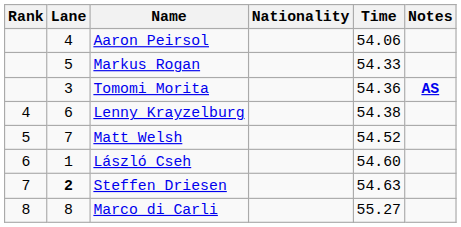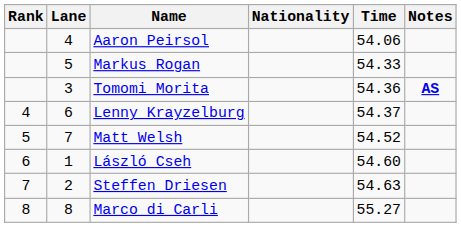(379, 113) 54.38 -> (379, 113) 54.37
(69, 186) bold -> (69, 186) normal
